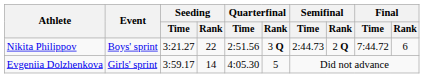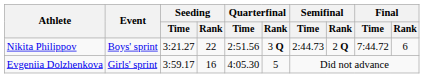(211, 64) 14 -> (211, 64) 16
